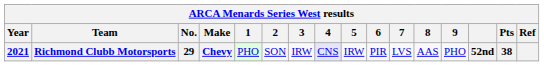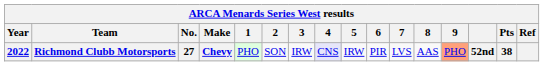(18, 51) 2021 -> (18, 51) 2022
(189, 51) 29 -> (189, 51) 27
(455, 51) no background -> (455, 51) lightsalmon background
